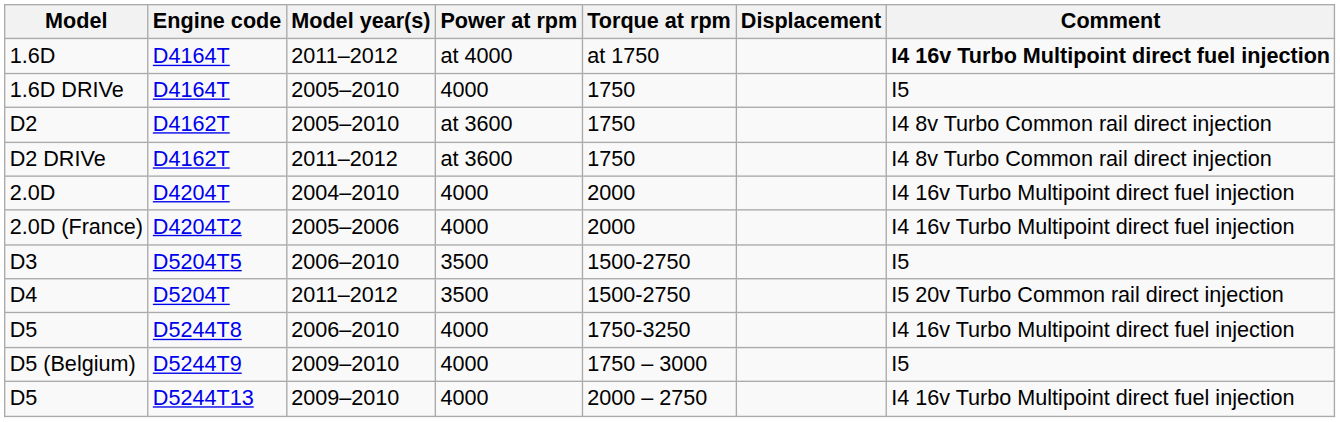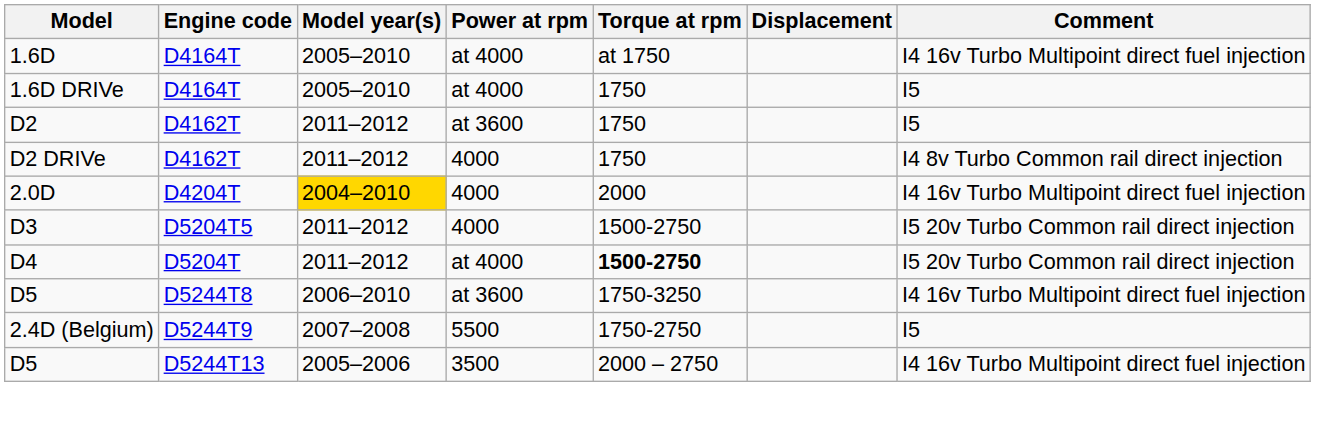(344, 55) 2011–2012 -> (356, 55) 2005–2010
(1111, 55) bold -> (1104, 55) normal
(464, 90) 4000 -> (487, 90) at 4000
(345, 124) 2005–2010 -> (355, 124) 2011–2012
(1081, 124) I4 8v Turbo Common rail direct injection -> (911, 124) I5
(476, 158) at 3600 -> (475, 158) 4000
(345, 192) no background -> (356, 192) gold background
- row: (76, 227)
(345, 261) 2006–2010 -> (355, 227) 2011–2012
(464, 261) 3500 -> (475, 227) 4000
(900, 261) I5 -> (1098, 227) I5 20v Turbo Common rail direct injection
(464, 295) 3500 -> (487, 261) at 4000
(639, 295) normal -> (650, 261) bold
(464, 329) 4000 -> (487, 295) at 3600
+ row: (82, 329)
- row: (73, 364)
(345, 398) 2009–2010 -> (356, 364) 2005–2006
(464, 398) 4000 -> (475, 364) 3500
